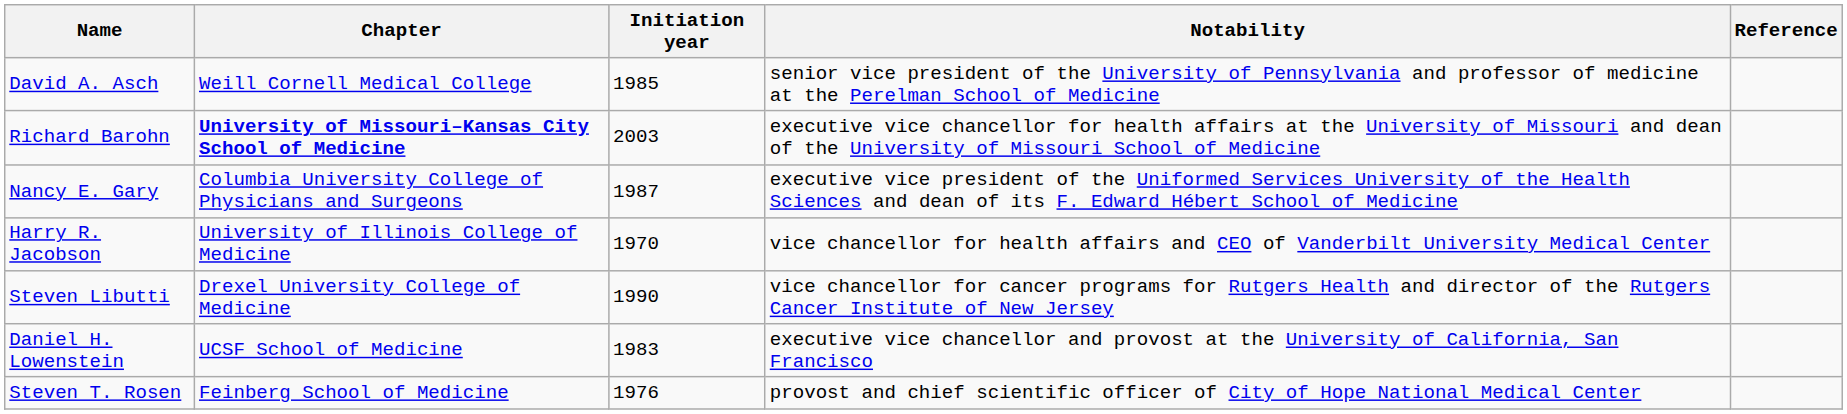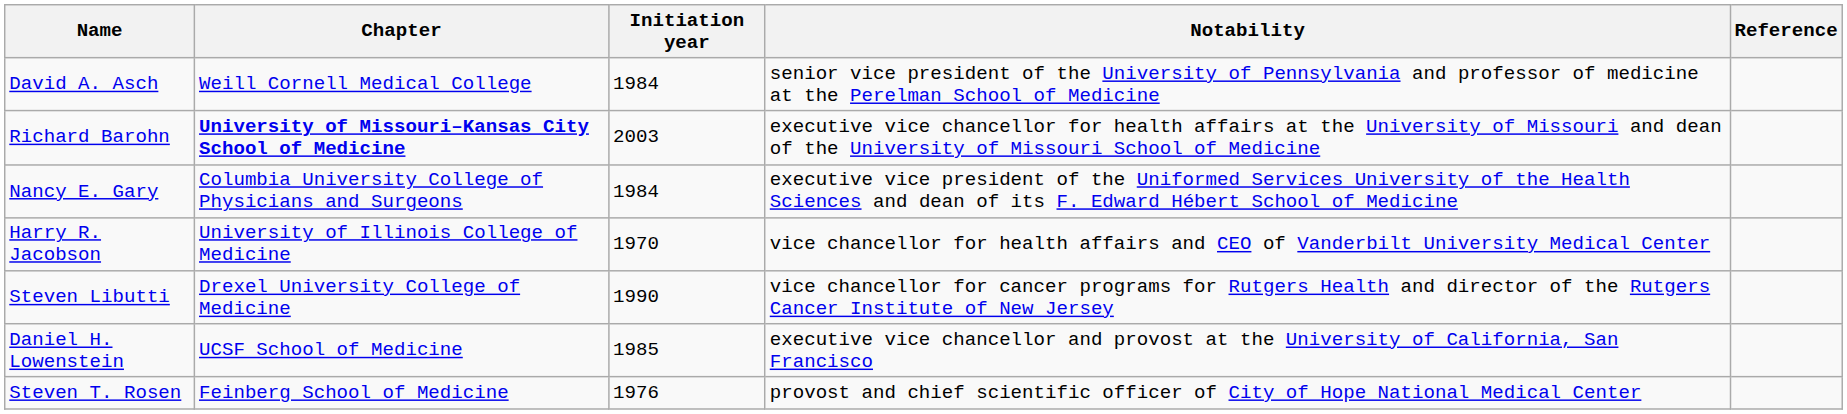(636, 85) 1985 -> (636, 85) 1984
(636, 191) 1987 -> (636, 191) 1984
(636, 351) 1983 -> (636, 351) 1985
